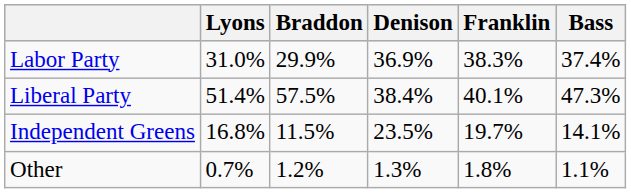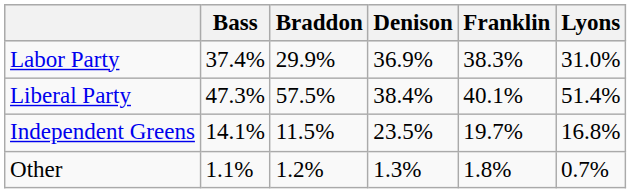columns swapped: (591, 22) <-> (235, 22)
